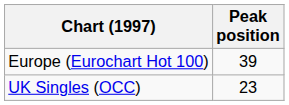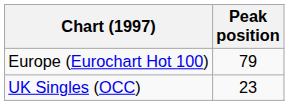(248, 61) 39 -> (248, 61) 79
